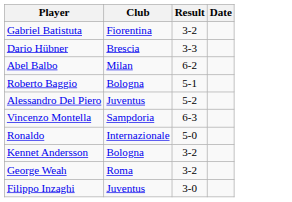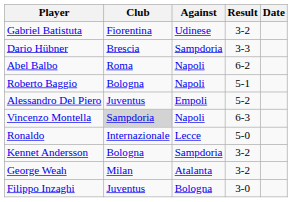+ column: (199, 13)
(120, 65) Milan -> (120, 65) Roma
(130, 118) no background -> (130, 118) lightgrey background
(120, 170) Roma -> (120, 170) Milan
